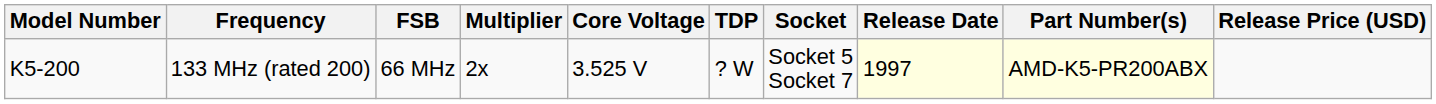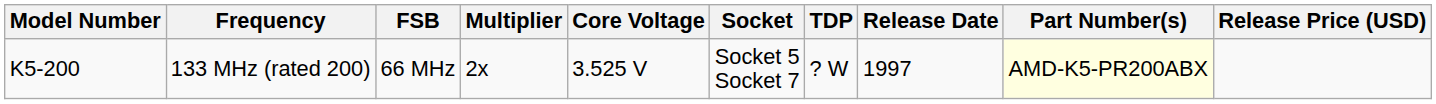columns swapped: (737, 21) <-> (811, 21)
(887, 68) lightyellow background -> (887, 68) no background
